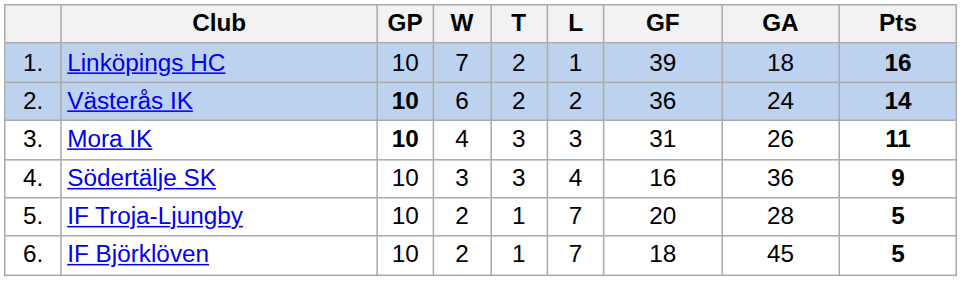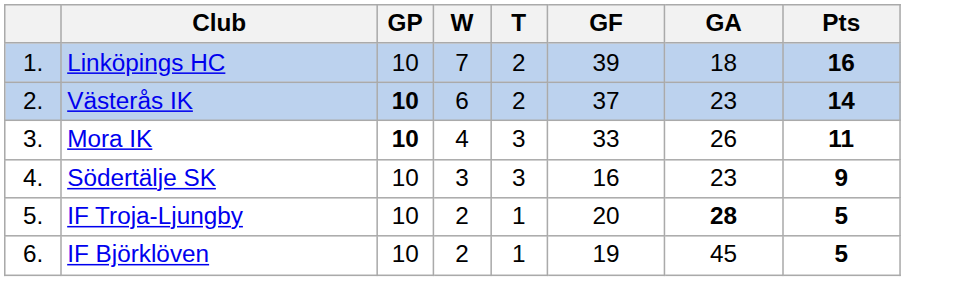- column: (576, 23)
(663, 100) 36 -> (606, 100) 37
(780, 100) 24 -> (724, 100) 23
(663, 139) 31 -> (606, 139) 33
(780, 178) 36 -> (724, 178) 23
(780, 216) normal -> (724, 216) bold
(663, 255) 18 -> (606, 255) 19
